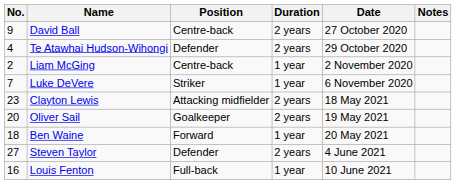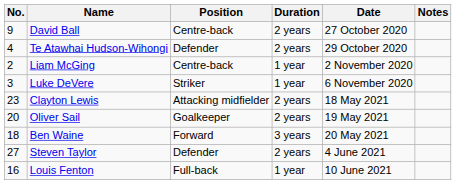(10, 83) 7 -> (10, 83) 3
(290, 135) 1 year -> (292, 135) 3 years
